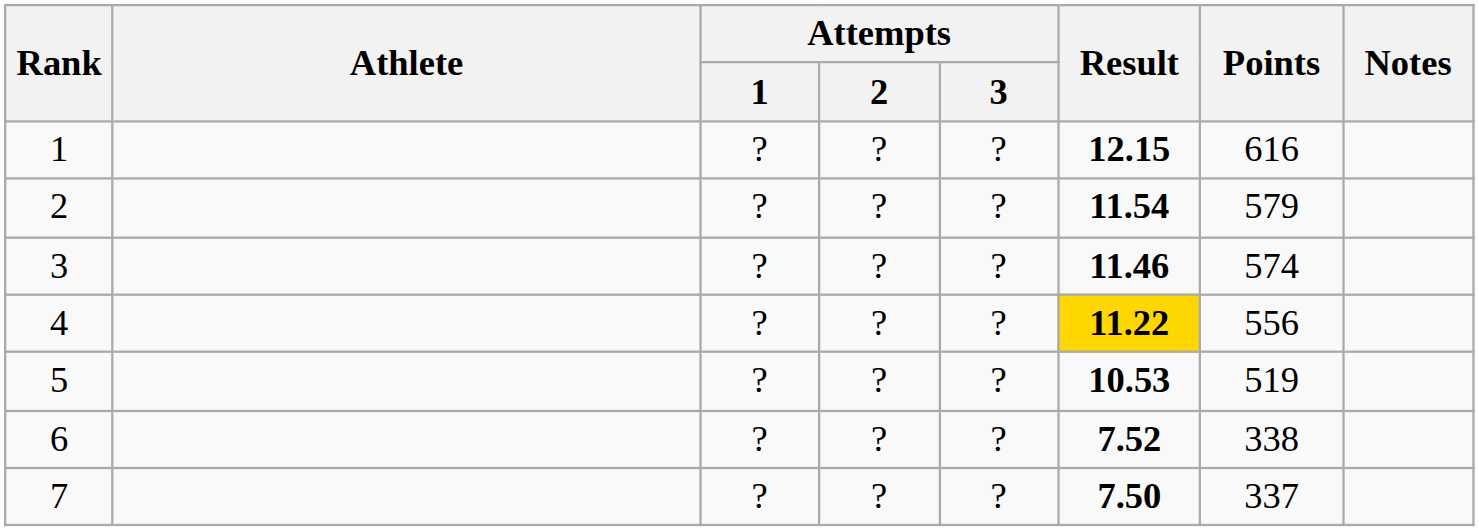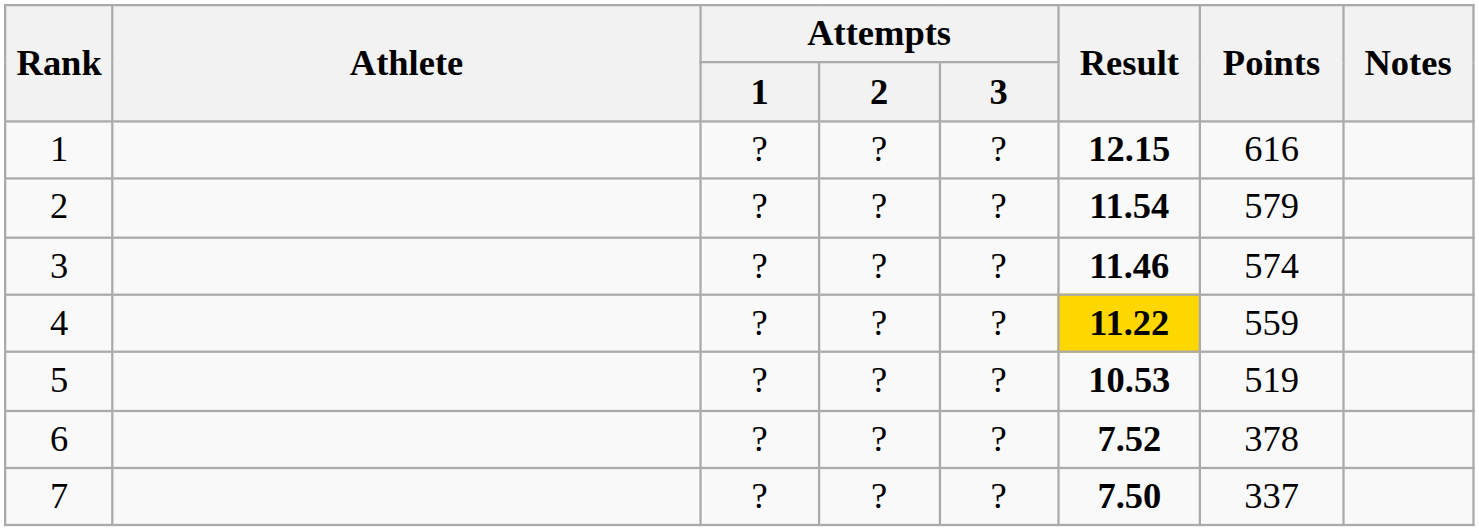(1272, 322) 556 -> (1272, 322) 559
(1272, 438) 338 -> (1272, 438) 378
